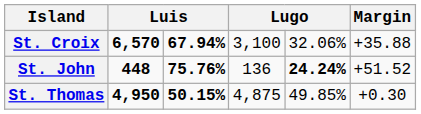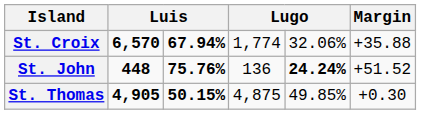(257, 44) 3,100 -> (257, 44) 1,774
(136, 96) 4,950 -> (136, 96) 4,905
